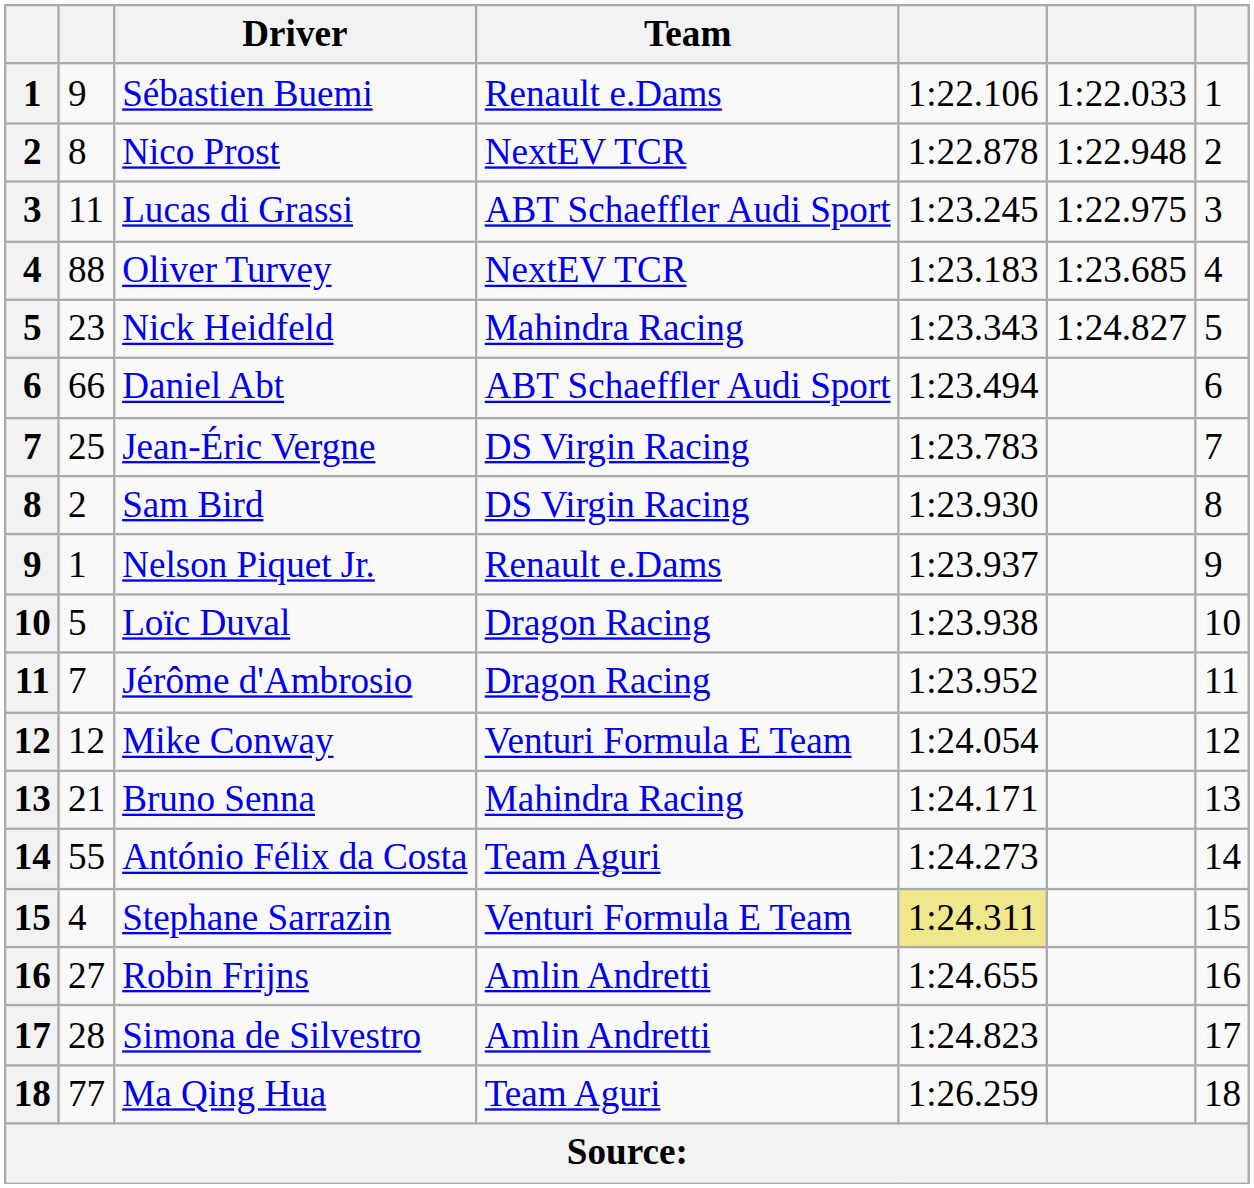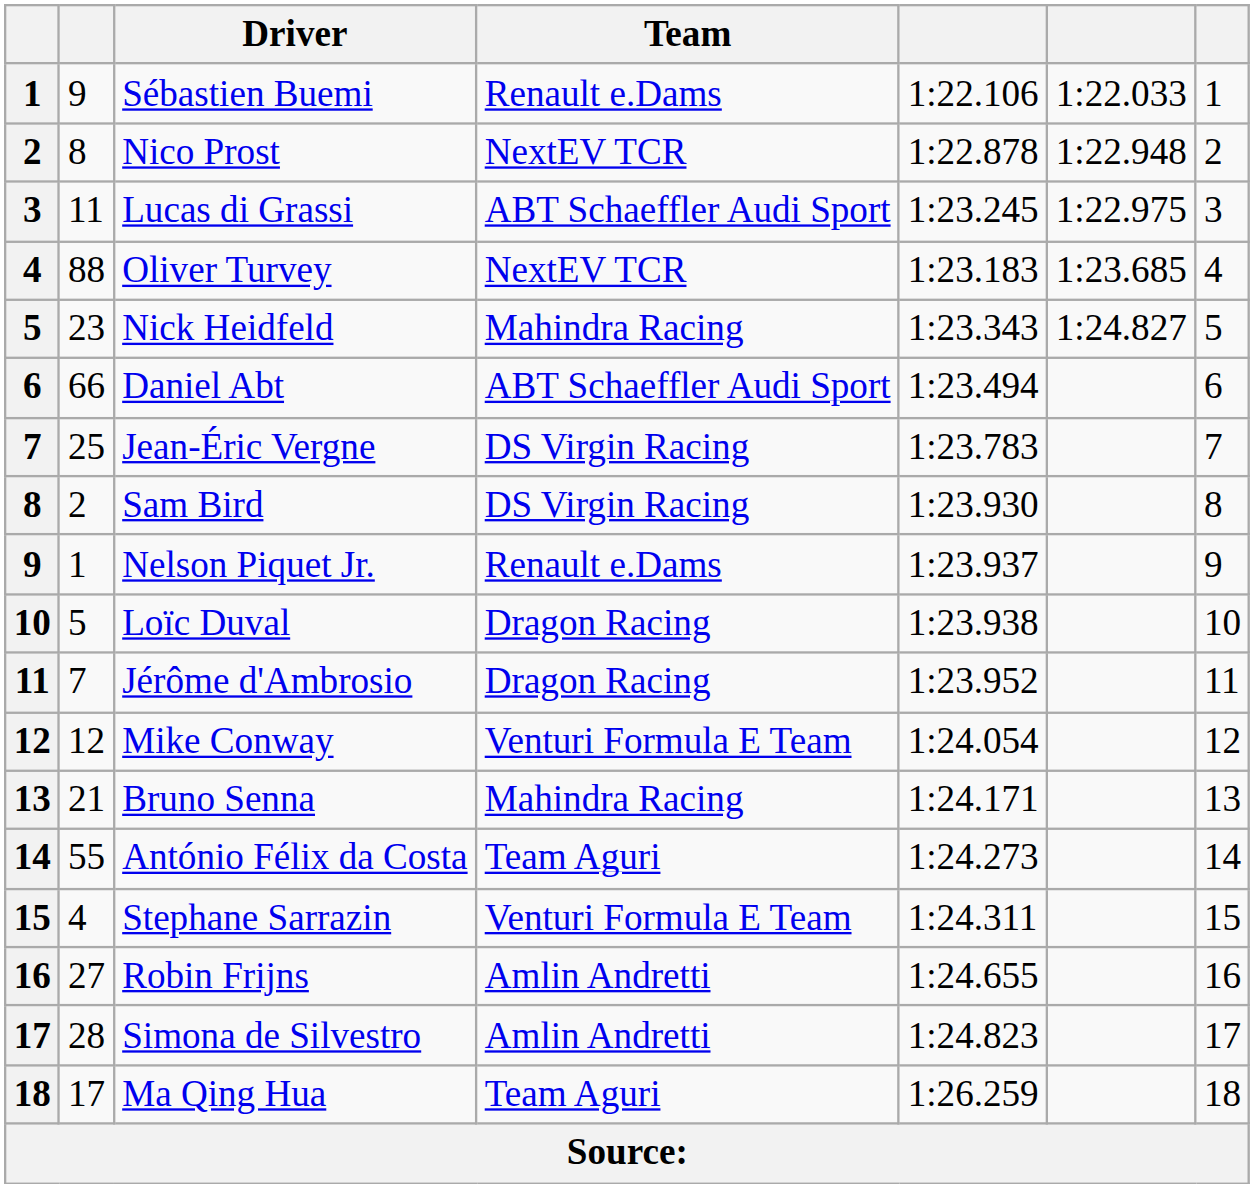(973, 916) khaki background -> (973, 916) no background
(87, 1093) 77 -> (87, 1093) 17
